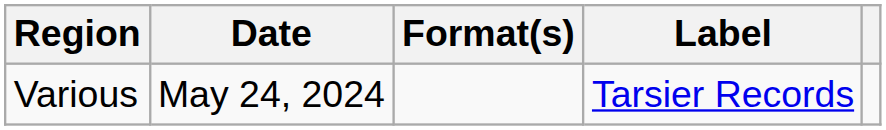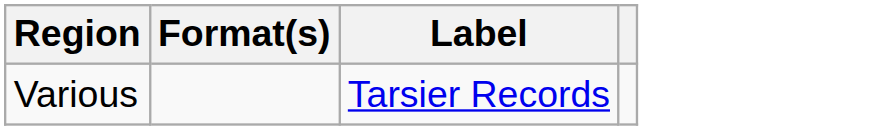- column: (271, 34)
